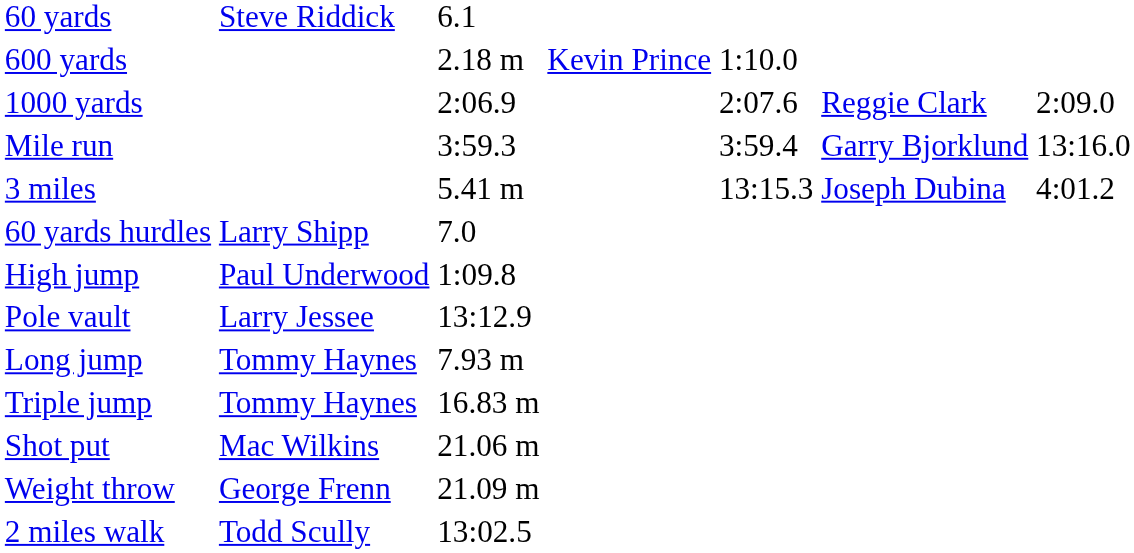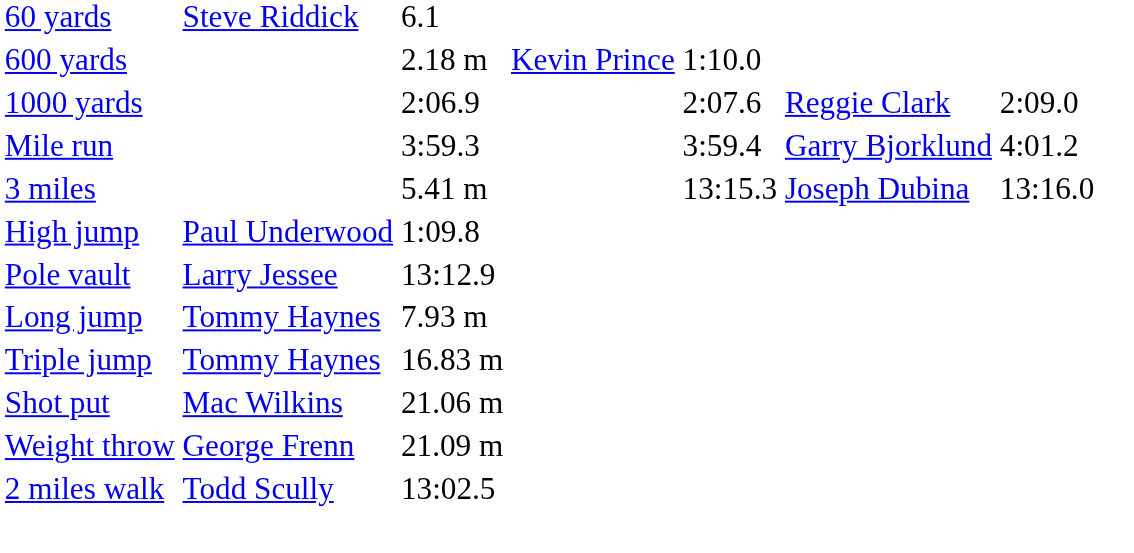(1083, 145) 13:16.0 -> (1039, 145) 4:01.2
(1076, 188) 4:01.2 -> (1047, 188) 13:16.0
- row: (108, 231)
